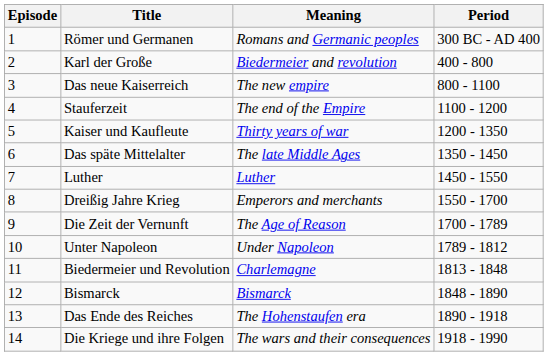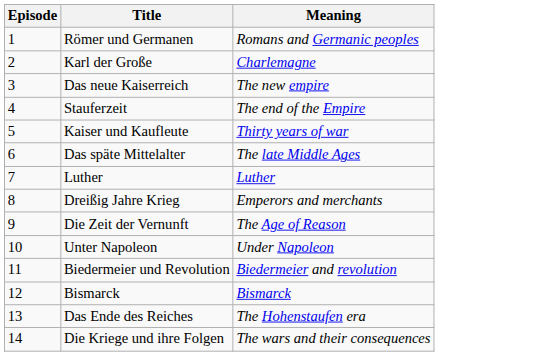- column: (489, 16)
(317, 62) Biedermeier and revolution -> (276, 62) Charlemagne
(276, 270) Charlemagne -> (317, 270) Biedermeier and revolution
